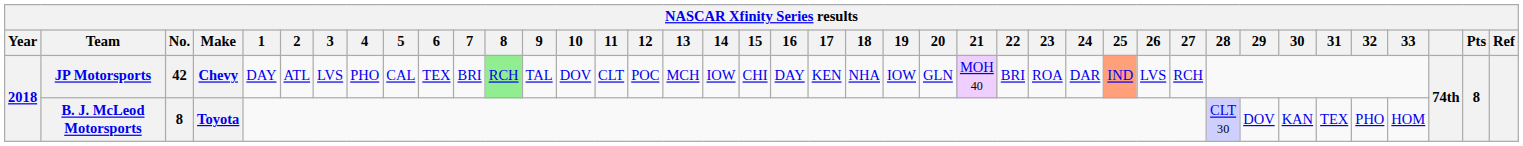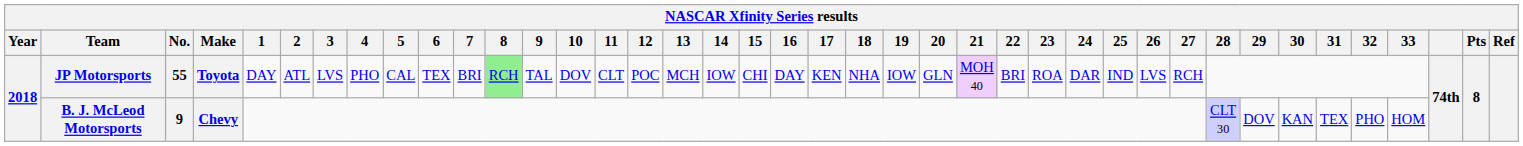(179, 76) 42 -> (179, 76) 55
(218, 76) Chevy -> (218, 76) Toyota
(1120, 76) lightsalmon background -> (1120, 76) no background
(179, 119) 8 -> (179, 119) 9
(218, 119) Toyota -> (218, 119) Chevy
